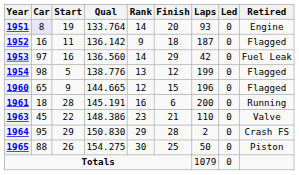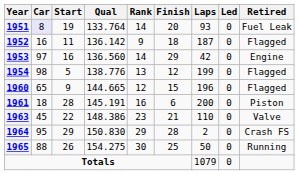(267, 27) Engine -> (267, 27) Fuel Leak
(267, 57) Fuel Leak -> (267, 57) Engine
(267, 102) Running -> (267, 102) Piston
(267, 147) Piston -> (267, 147) Running
